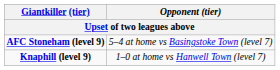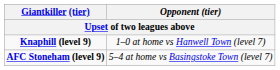rows swapped: (55, 57) <-> (55, 42)
